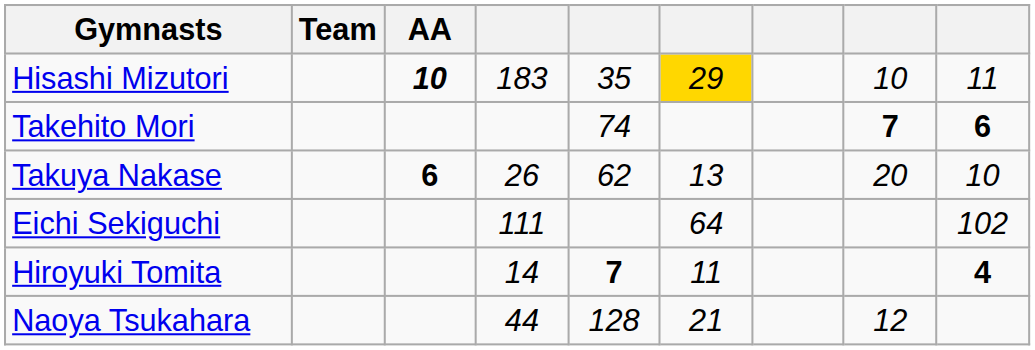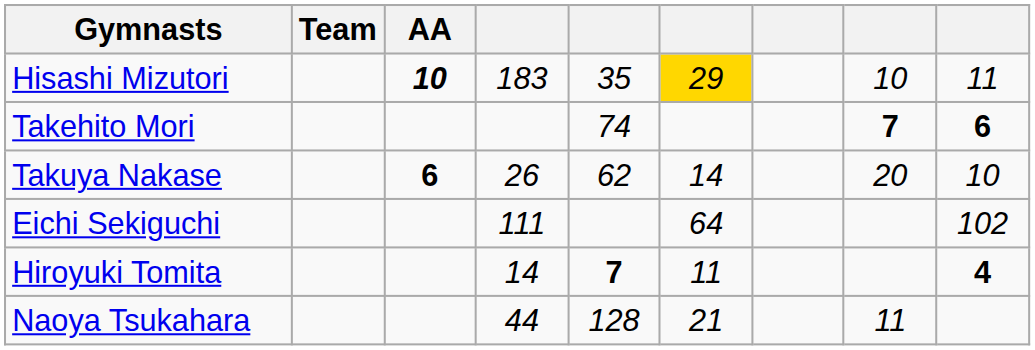(706, 175) 13 -> (706, 175) 14
(890, 321) 12 -> (890, 321) 11
